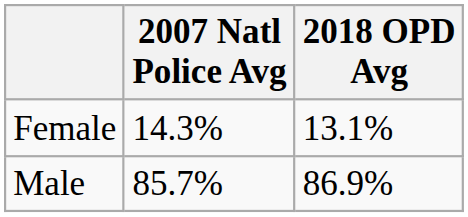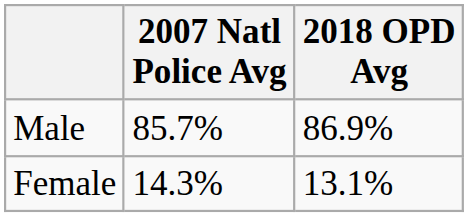rows swapped: (65, 127) <-> (49, 182)
